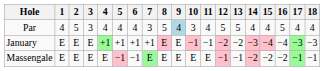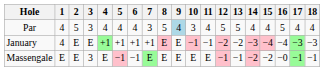(62, 43) E -> (62, 43) 4
(91, 58) E -> (91, 58) 3
(282, 58) −2 -> (282, 58) −0
